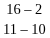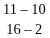rows swapped: (24, 9) <-> (24, 29)
